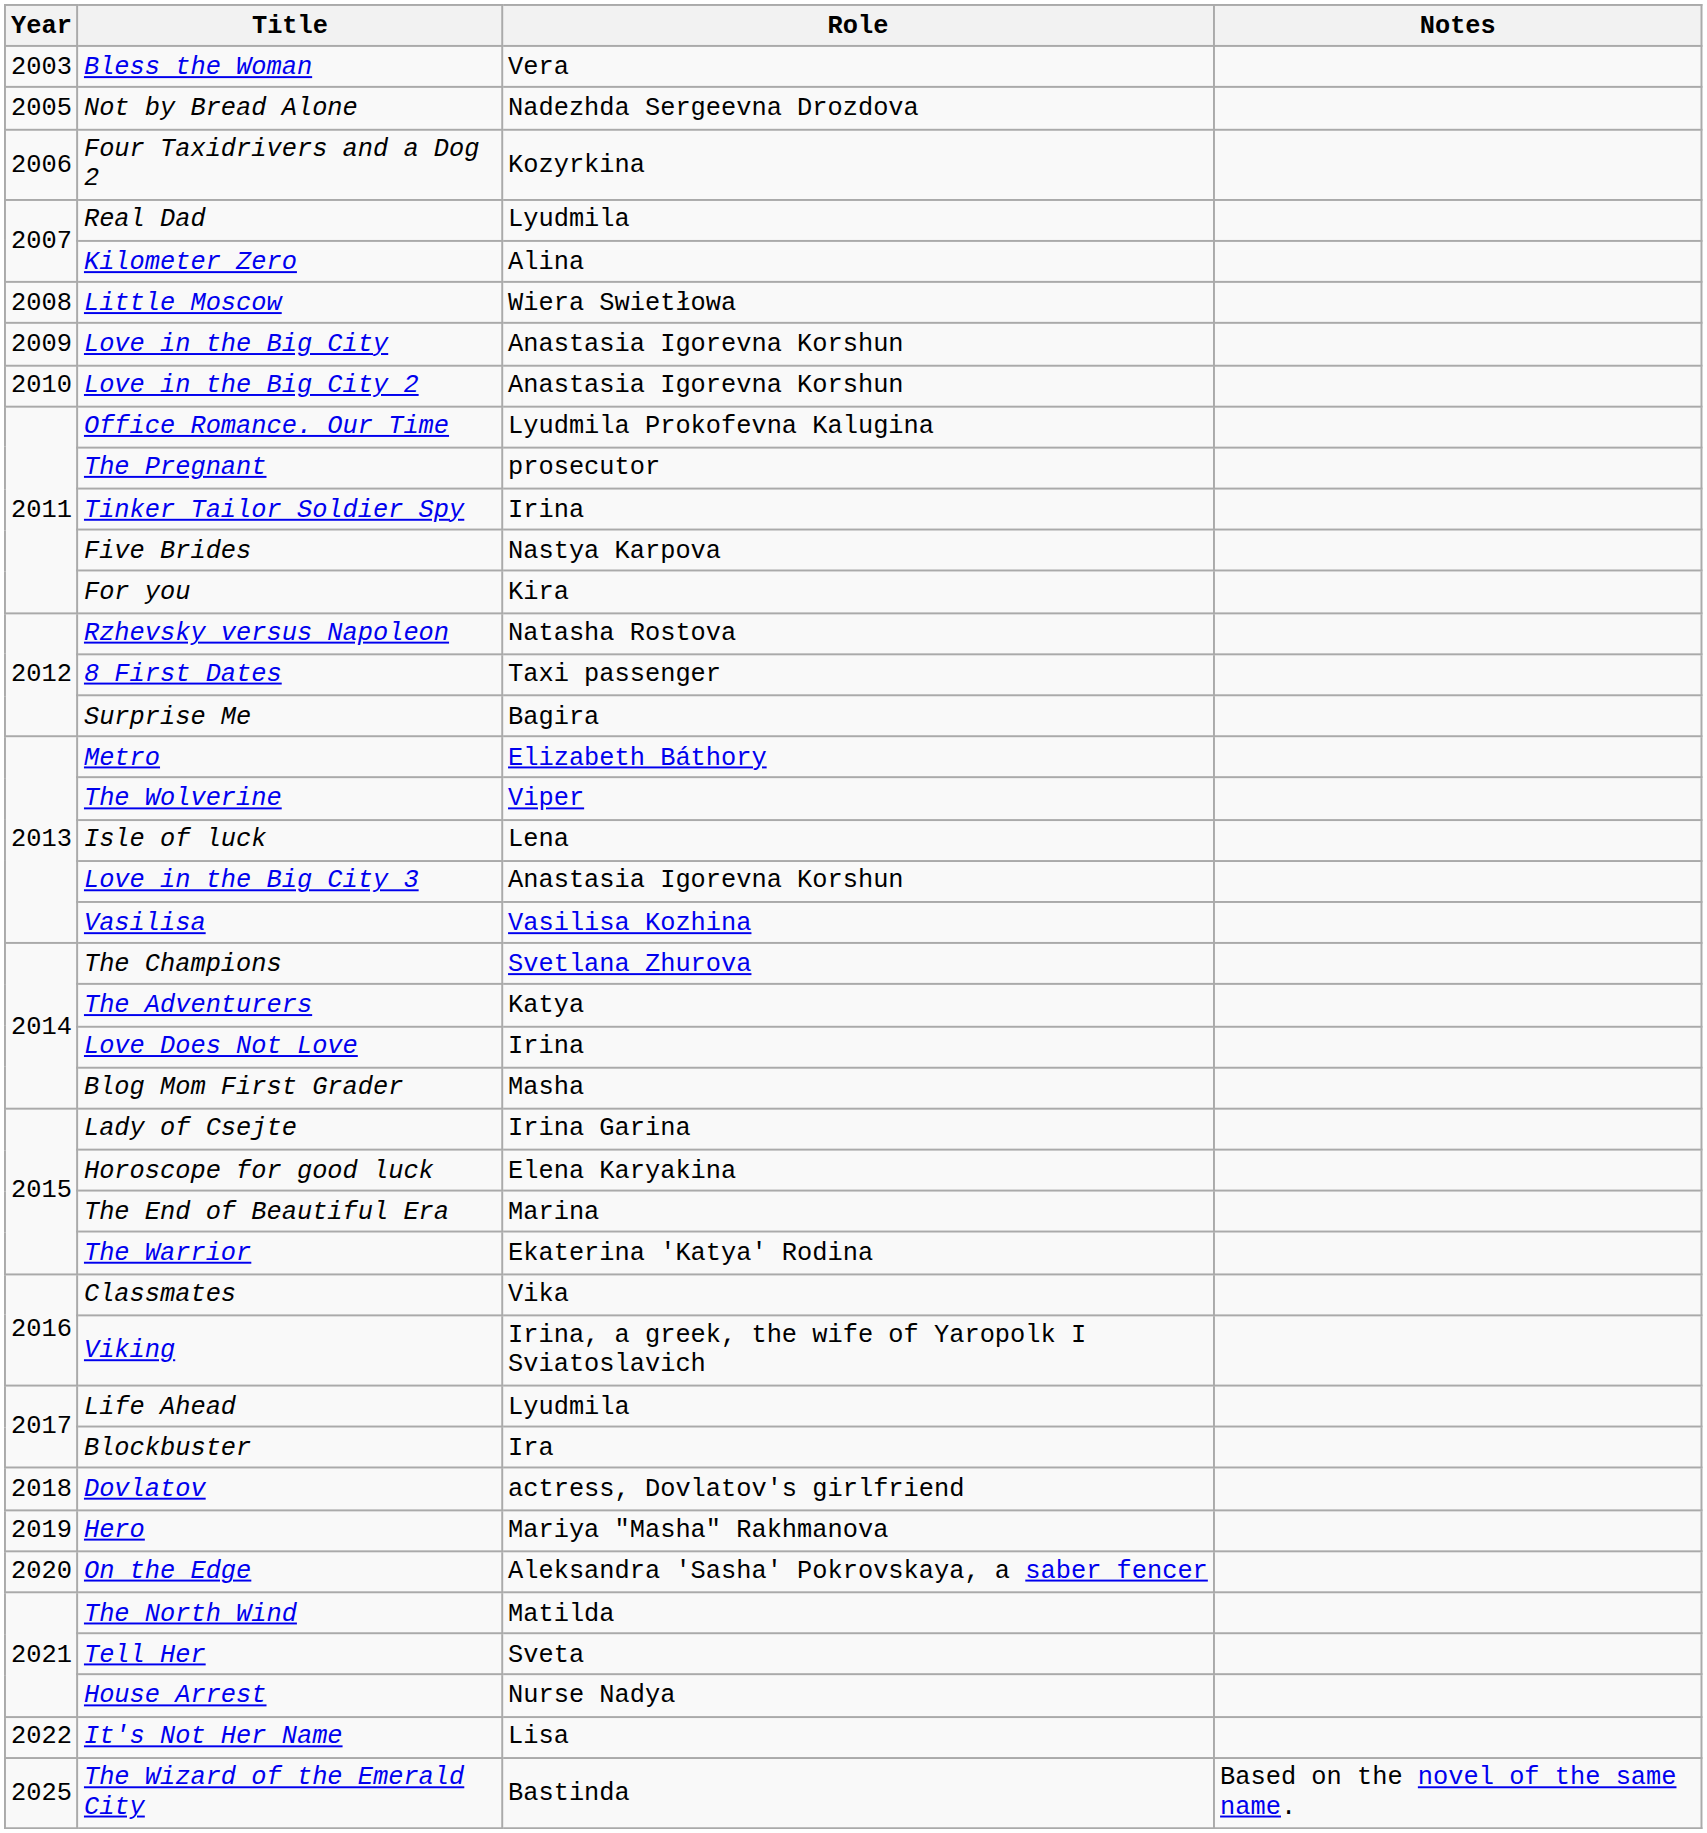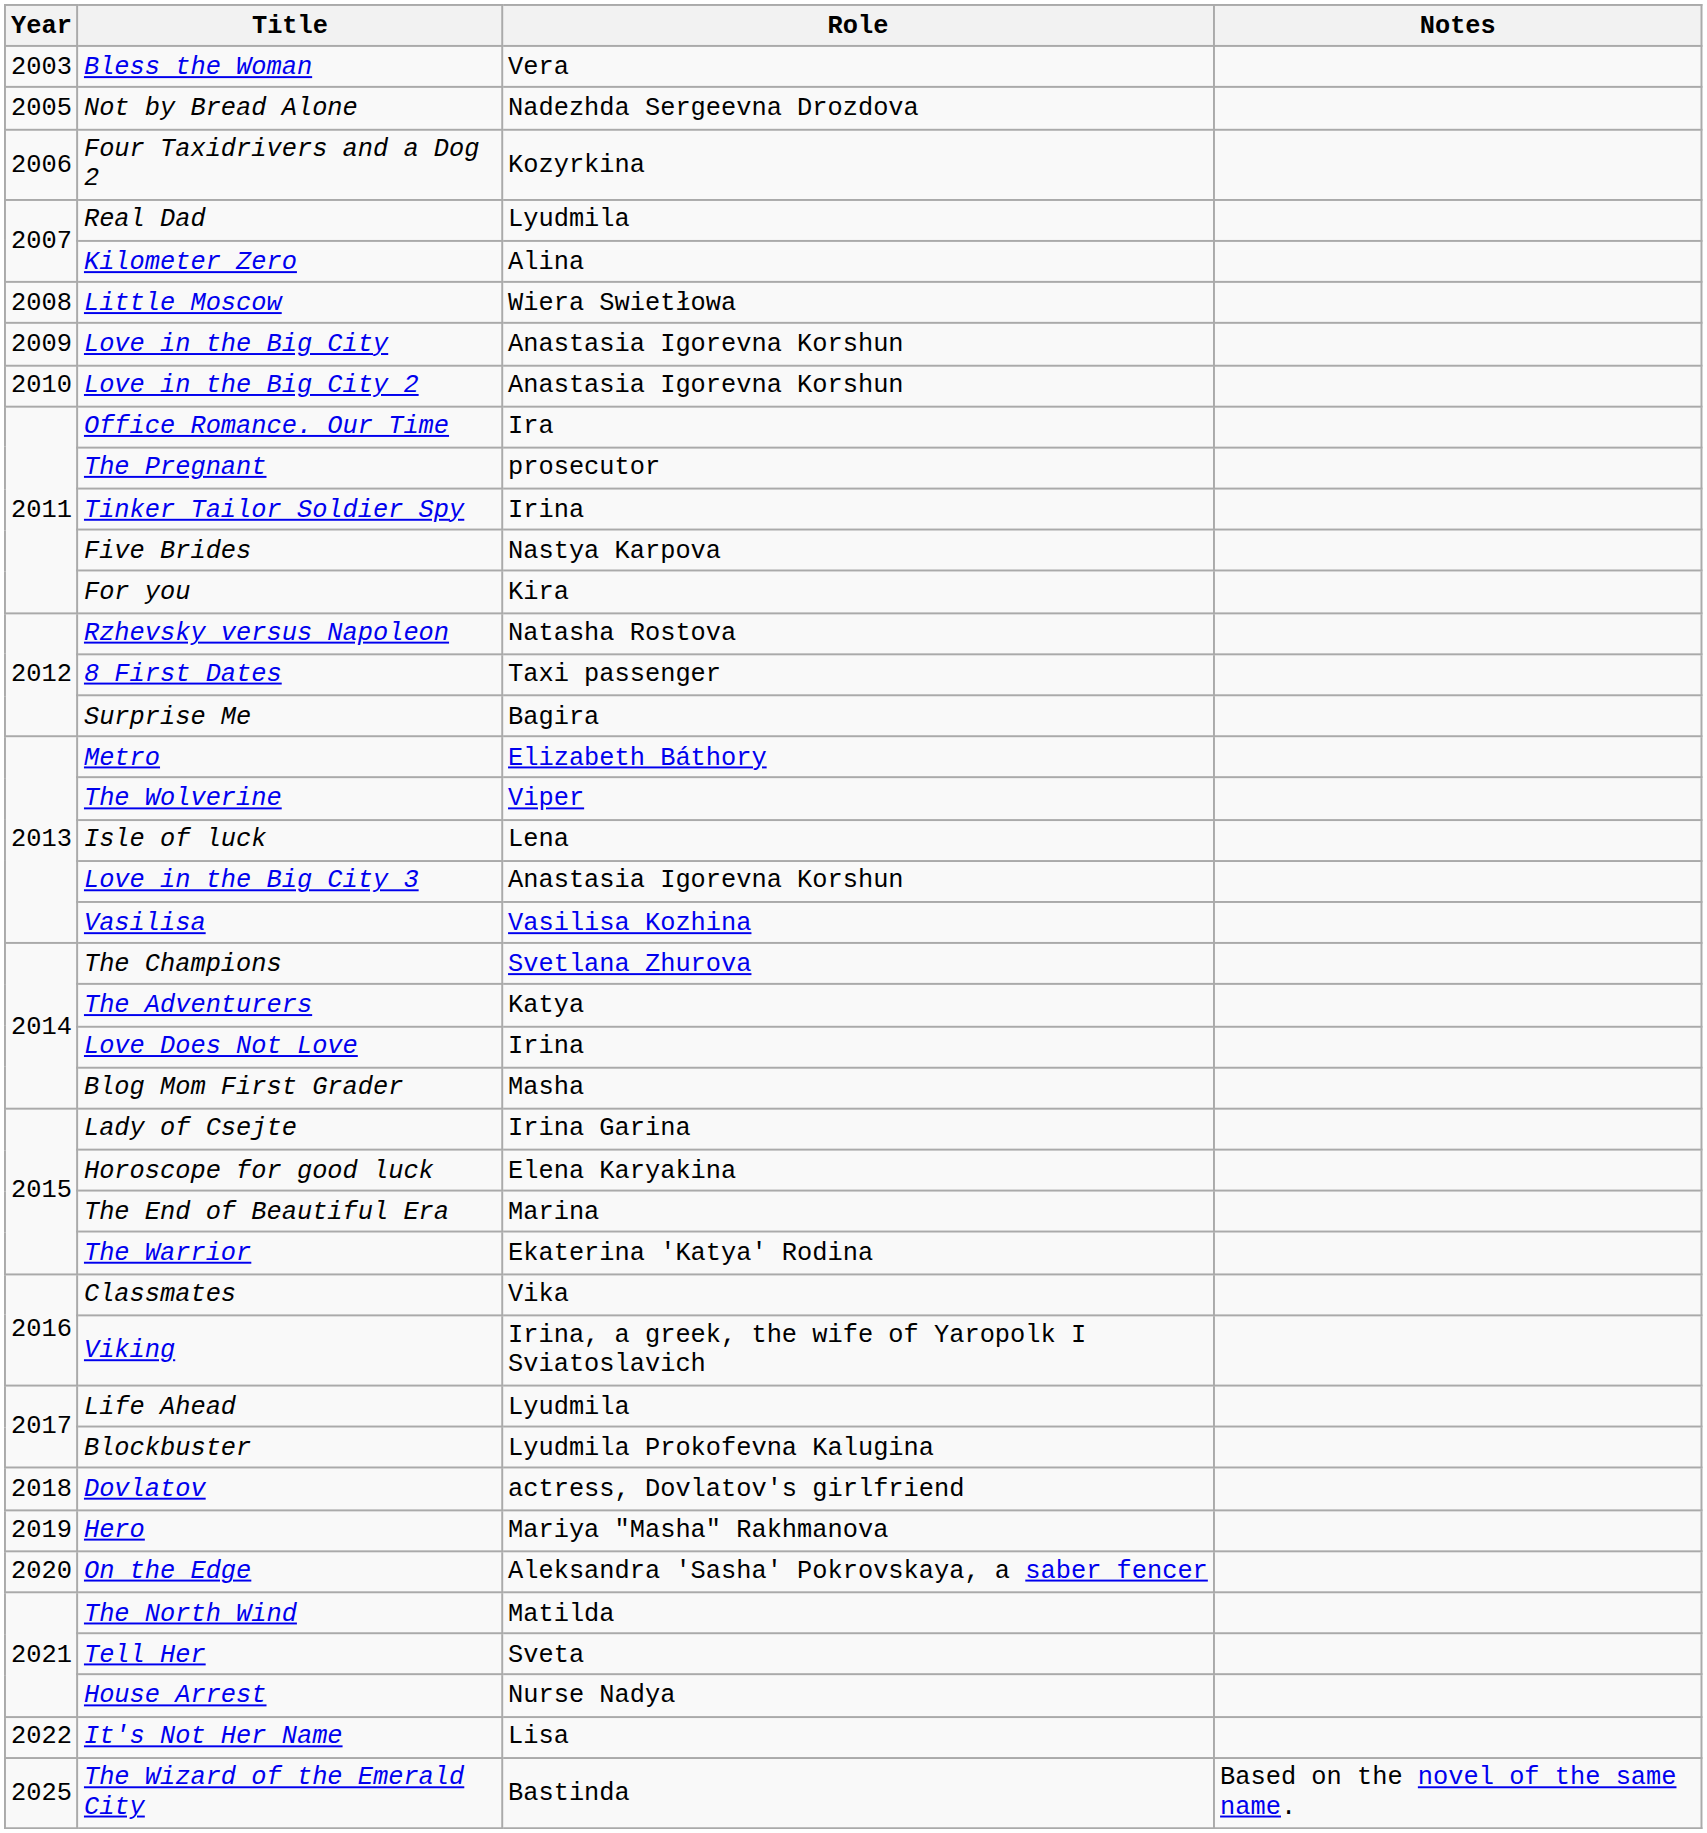(721, 427) Lyudmila Prokofevna Kalugina -> (531, 427) Ira
(531, 1448) Ira -> (721, 1448) Lyudmila Prokofevna Kalugina
